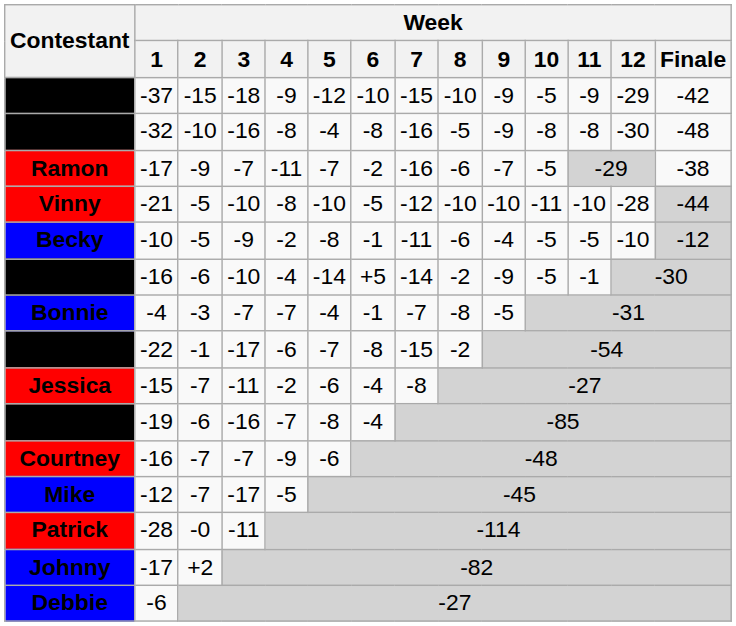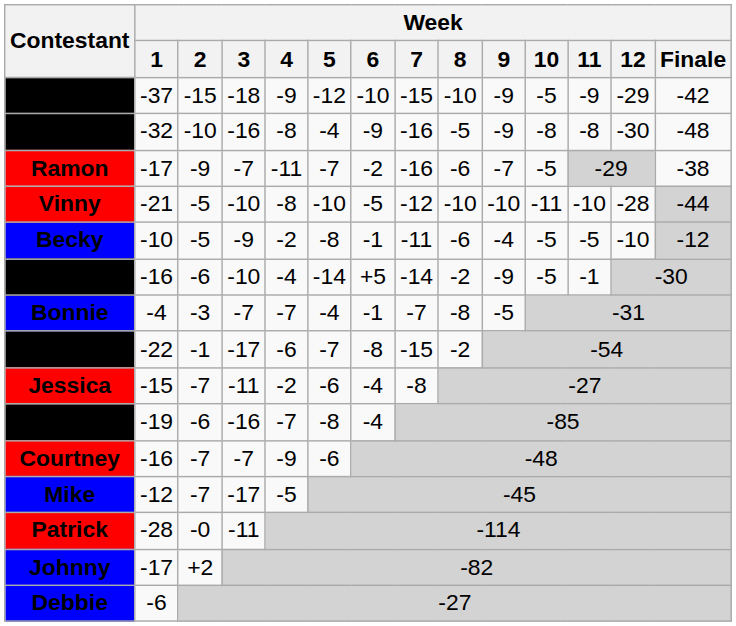(373, 131) -8 -> (373, 131) -9
